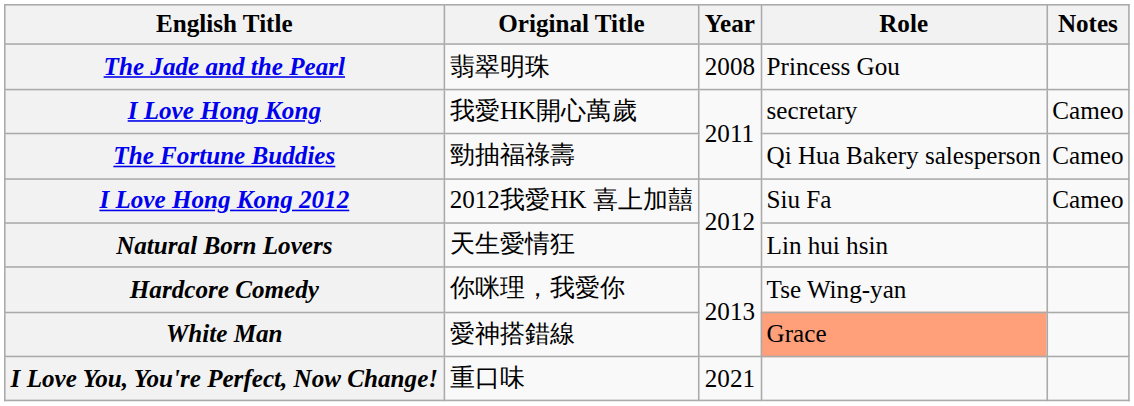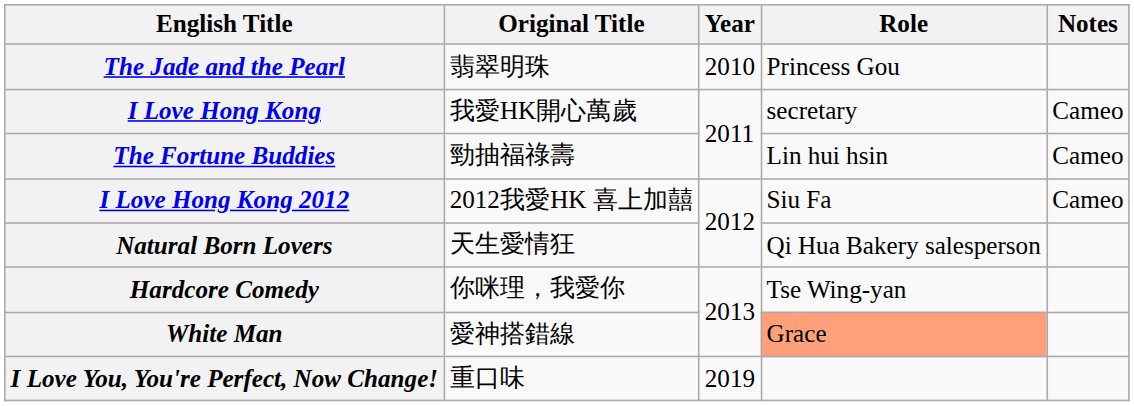(730, 66) 2008 -> (730, 66) 2010
(904, 155) Qi Hua Bakery salesperson -> (827, 155) Lin hui hsin
(827, 244) Lin hui hsin -> (904, 244) Qi Hua Bakery salesperson
(730, 378) 2021 -> (730, 378) 2019
